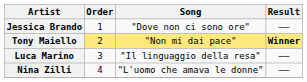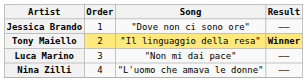(191, 41) "Non mi dai pace" -> (191, 41) "Il linguaggio della resa"
(191, 56) "Il linguaggio della resa" -> (191, 56) "Non mi dai pace"
